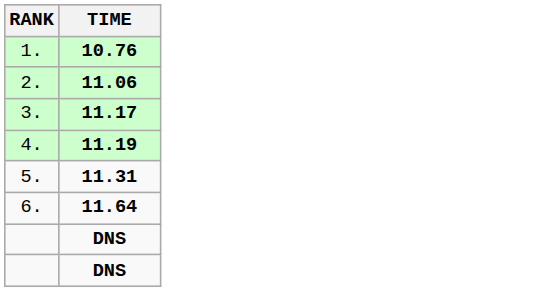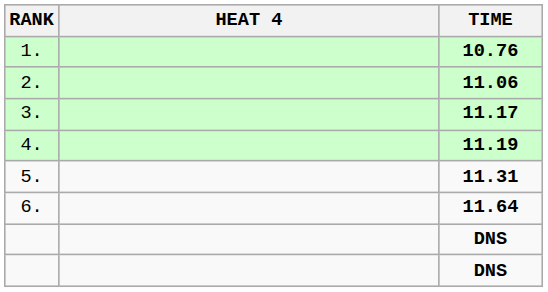+ column: (249, 20)
